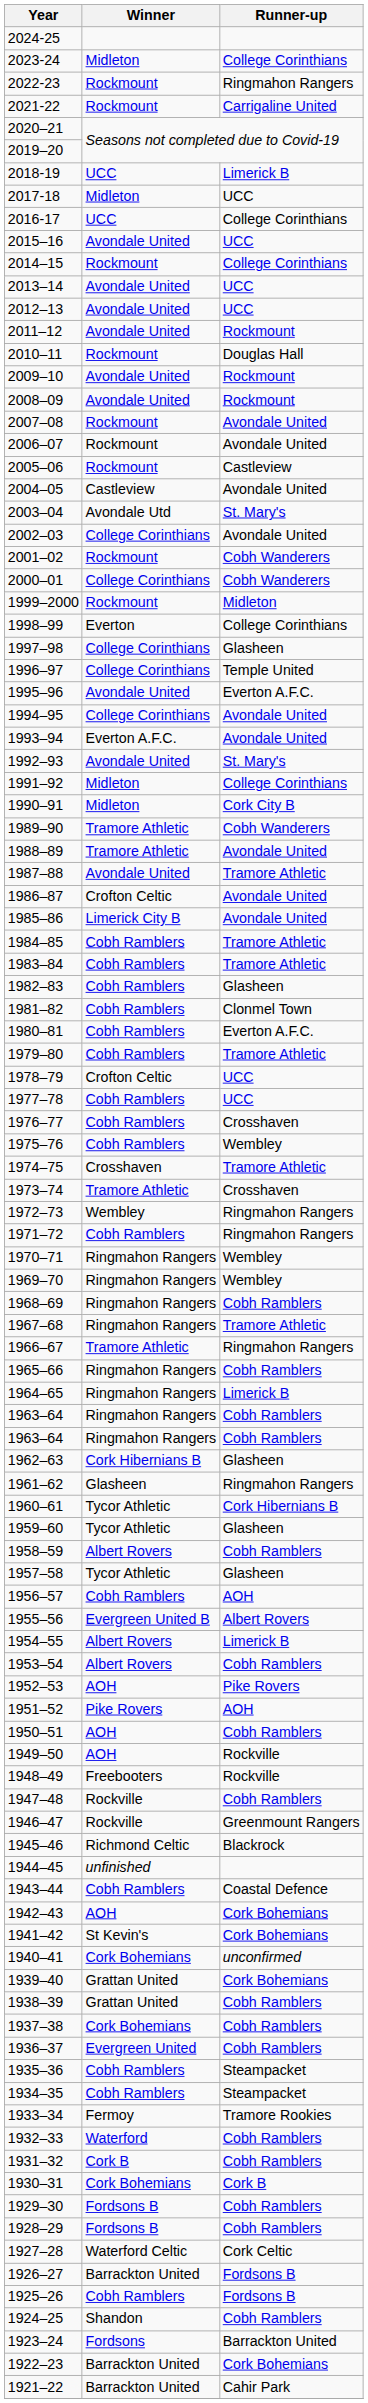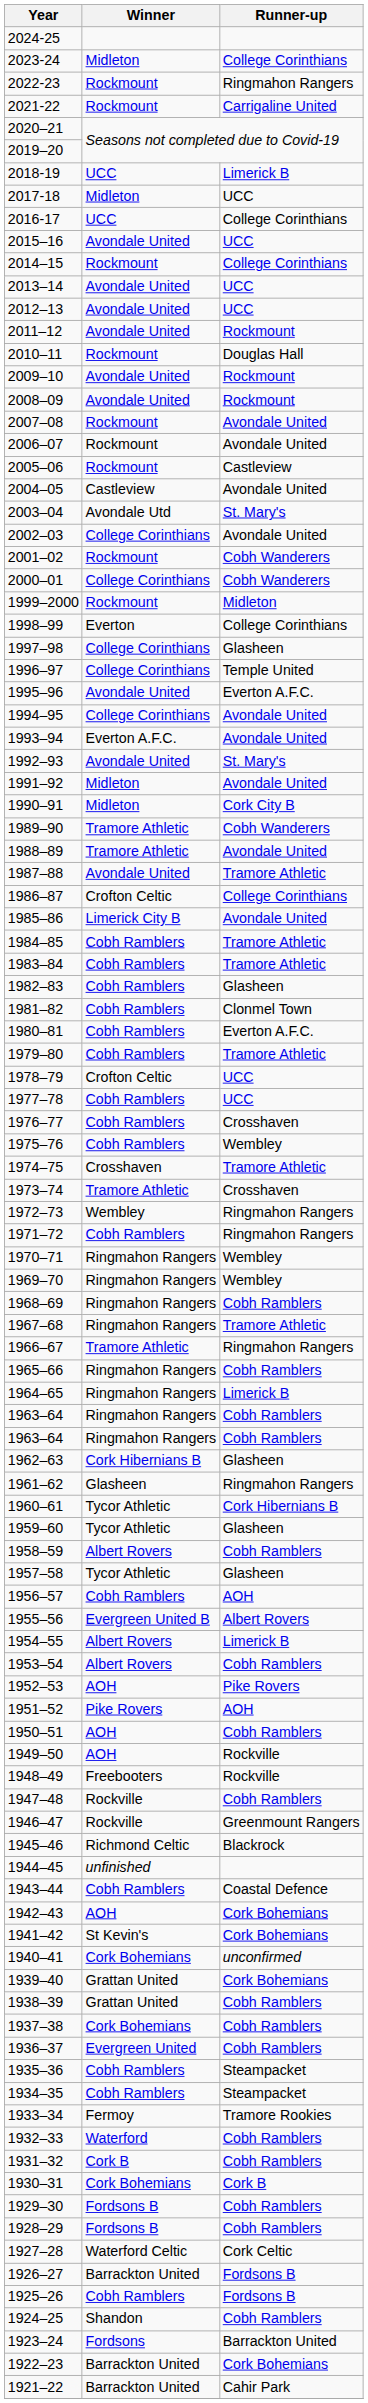(285, 783) College Corinthians -> (275, 783) Avondale United
(275, 896) Avondale United -> (285, 896) College Corinthians
